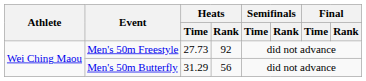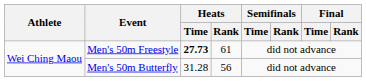(196, 50) normal -> (196, 50) bold
(226, 50) 92 -> (226, 50) 61
(196, 68) 31.29 -> (196, 68) 31.28
